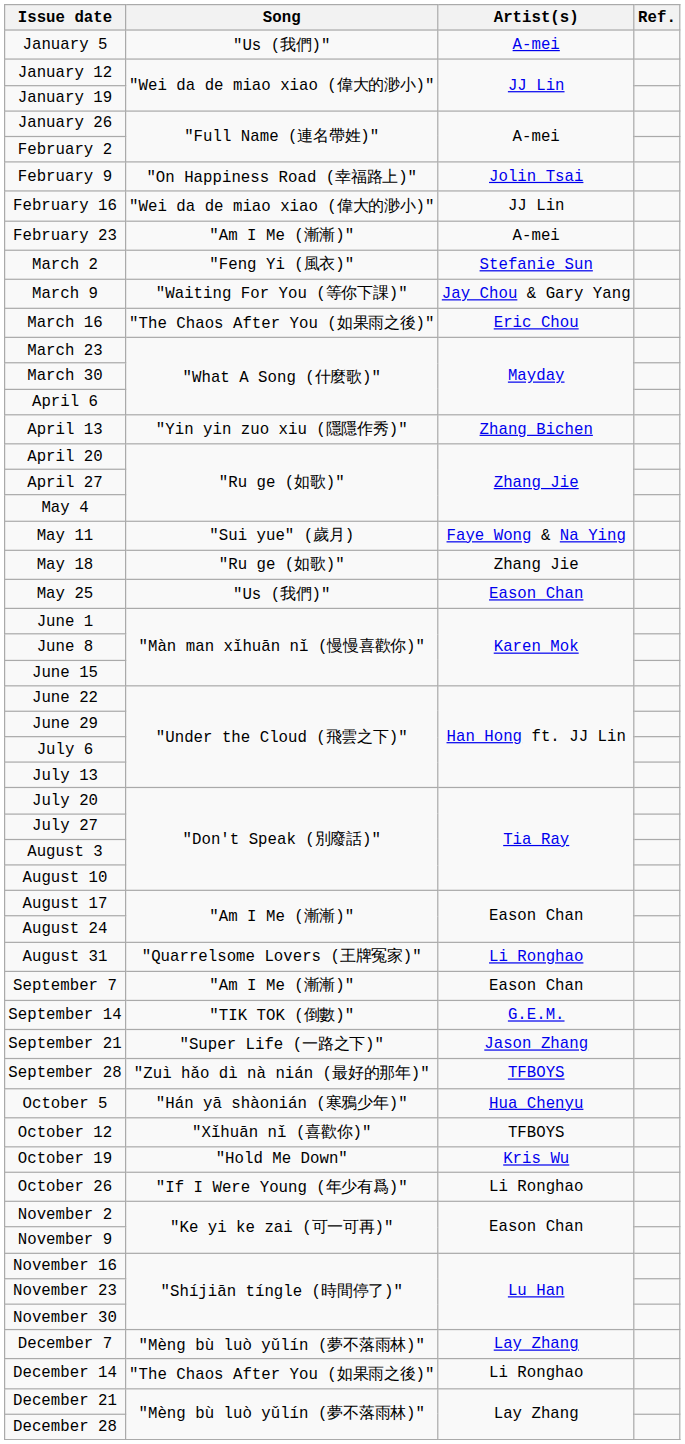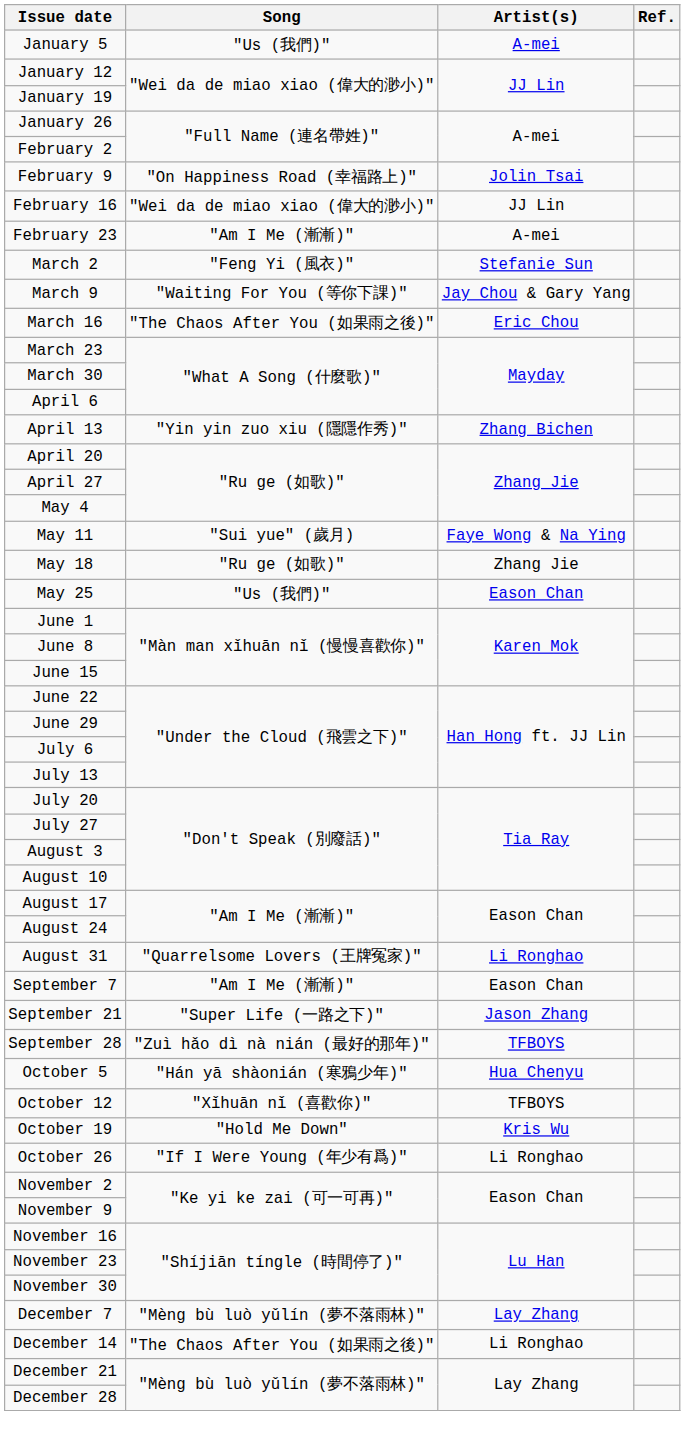- row: (65, 1015)
